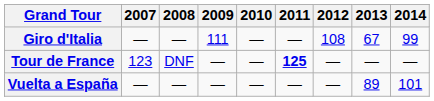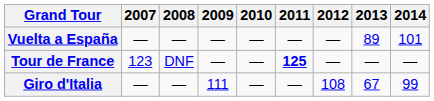rows swapped: (63, 38) <-> (63, 84)
